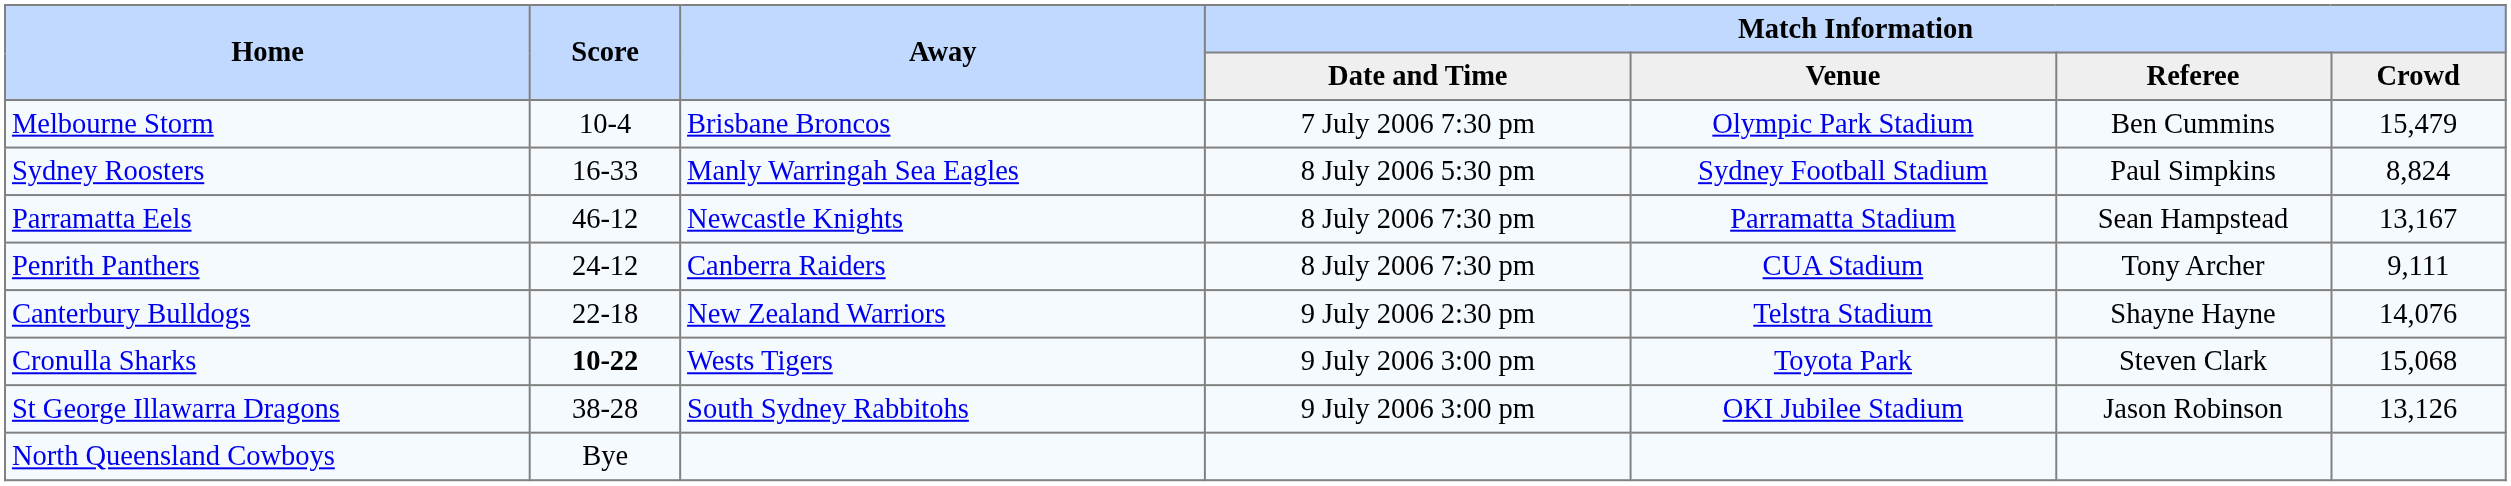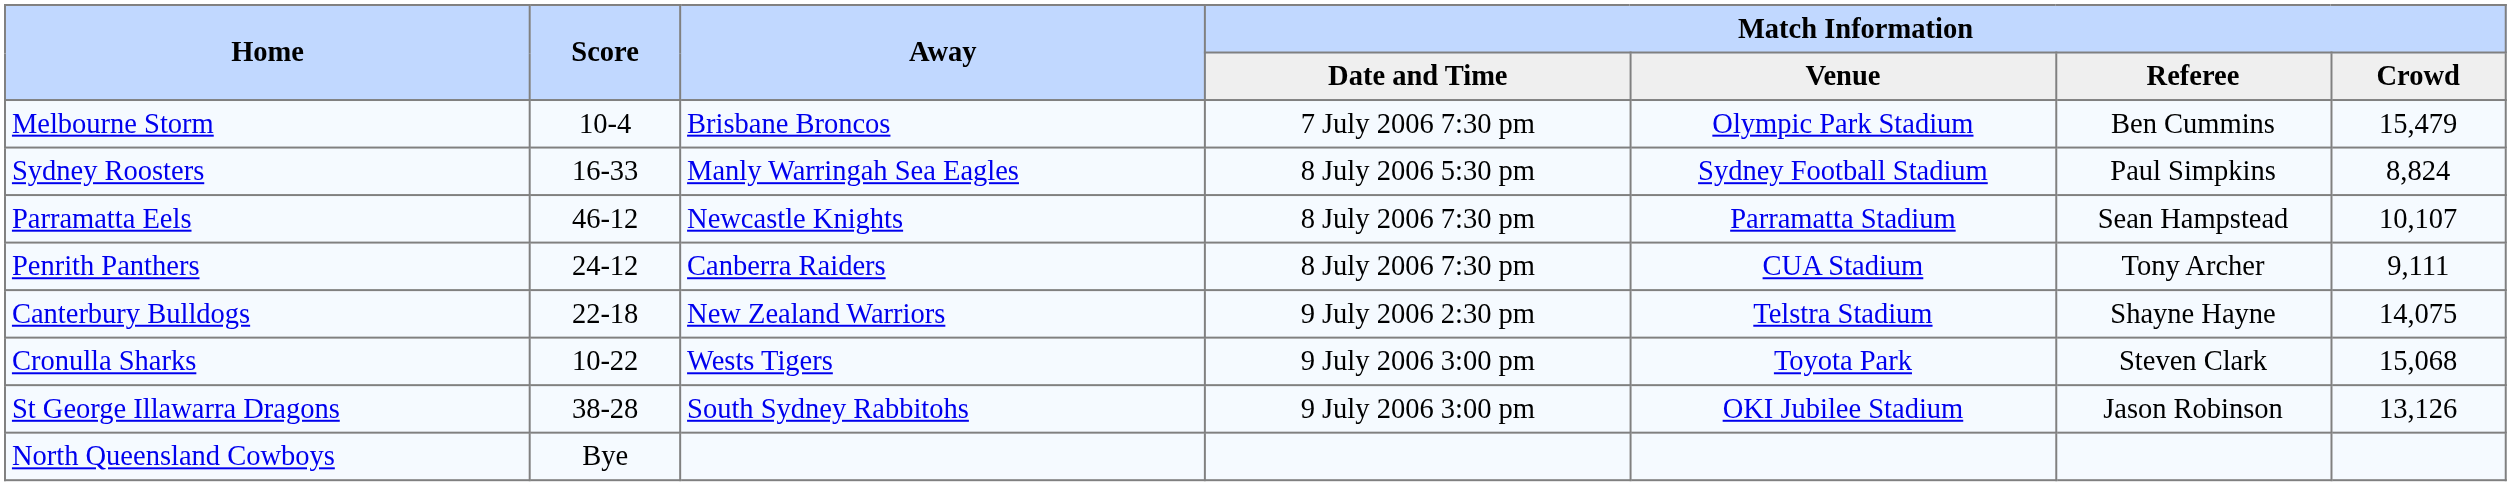(2418, 218) 13,167 -> (2418, 218) 10,107
(2418, 313) 14,076 -> (2418, 313) 14,075
(605, 360) bold -> (605, 360) normal
